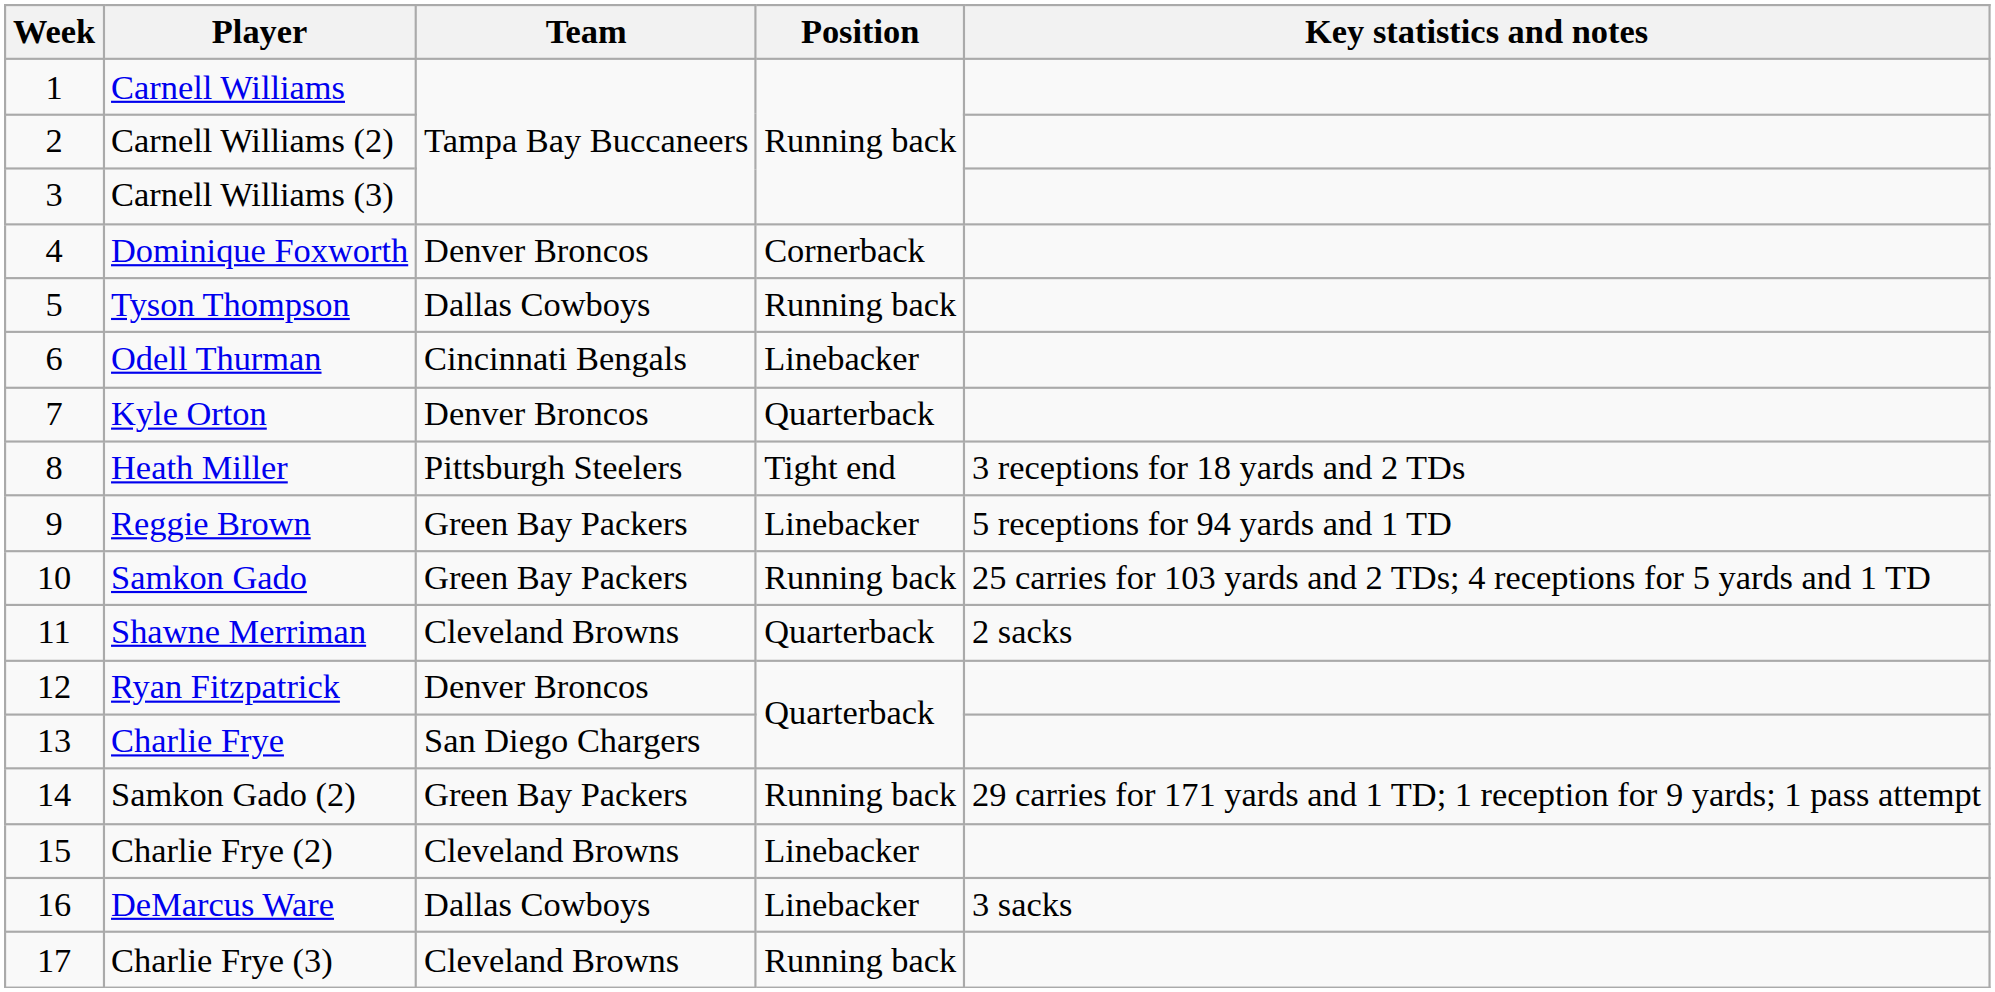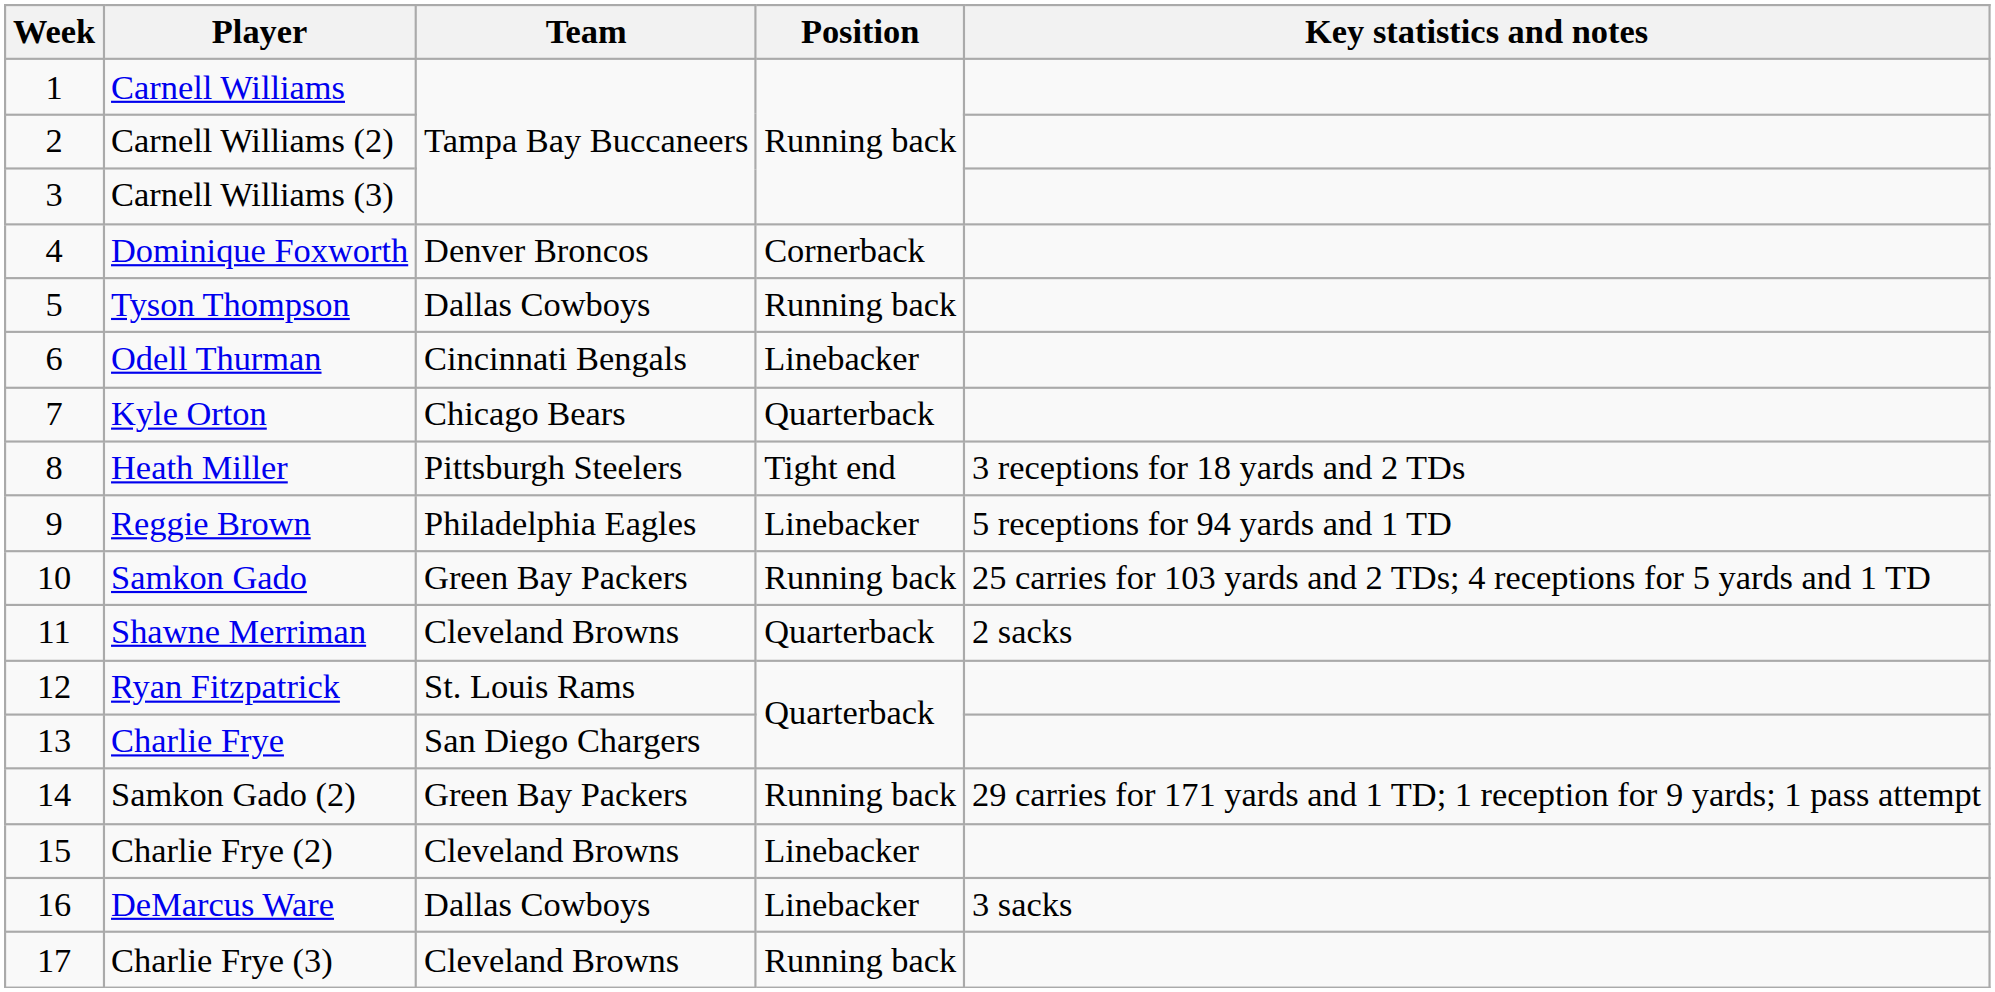(536, 413) Denver Broncos -> (525, 413) Chicago Bears
(556, 522) Green Bay Packers -> (560, 522) Philadelphia Eagles
(536, 686) Denver Broncos -> (530, 686) St. Louis Rams
